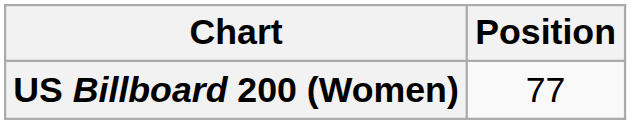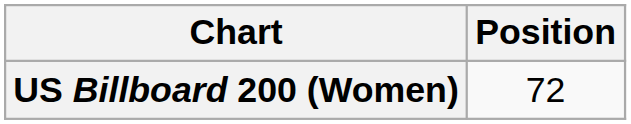(546, 89) 77 -> (546, 89) 72
